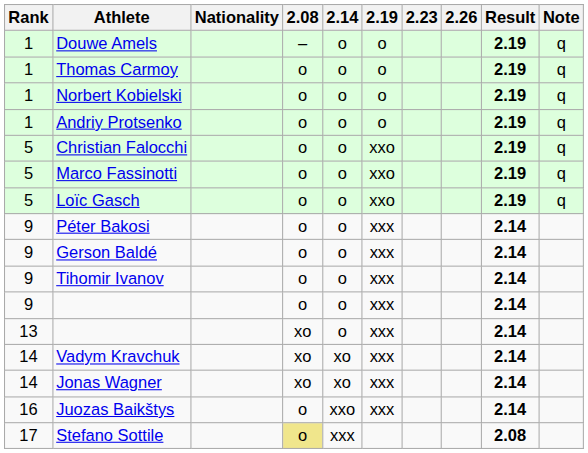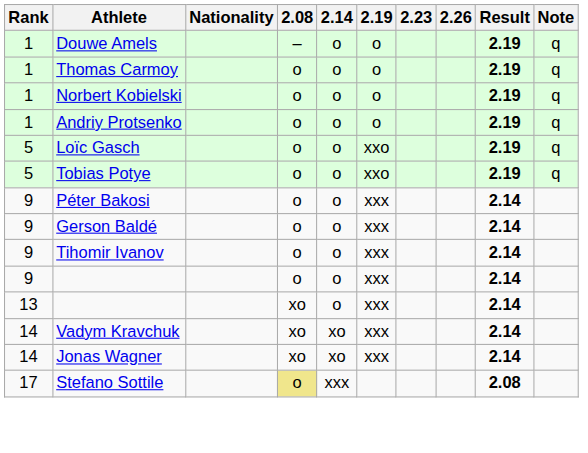- row: (28, 148)
- row: (28, 174)
+ row: (28, 174)
- row: (28, 409)
